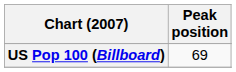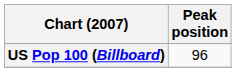(200, 55) 69 -> (200, 55) 96
